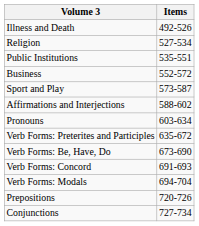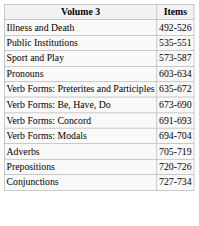- row: (23, 43)
- row: (24, 74)
- row: (66, 105)
+ row: (23, 151)
